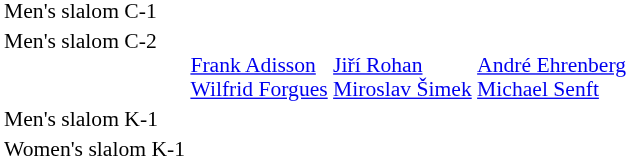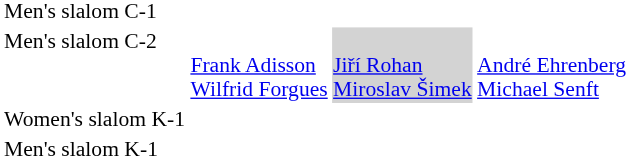(402, 77) no background -> (402, 77) lightgrey background
rows swapped: (81, 119) <-> (95, 148)
